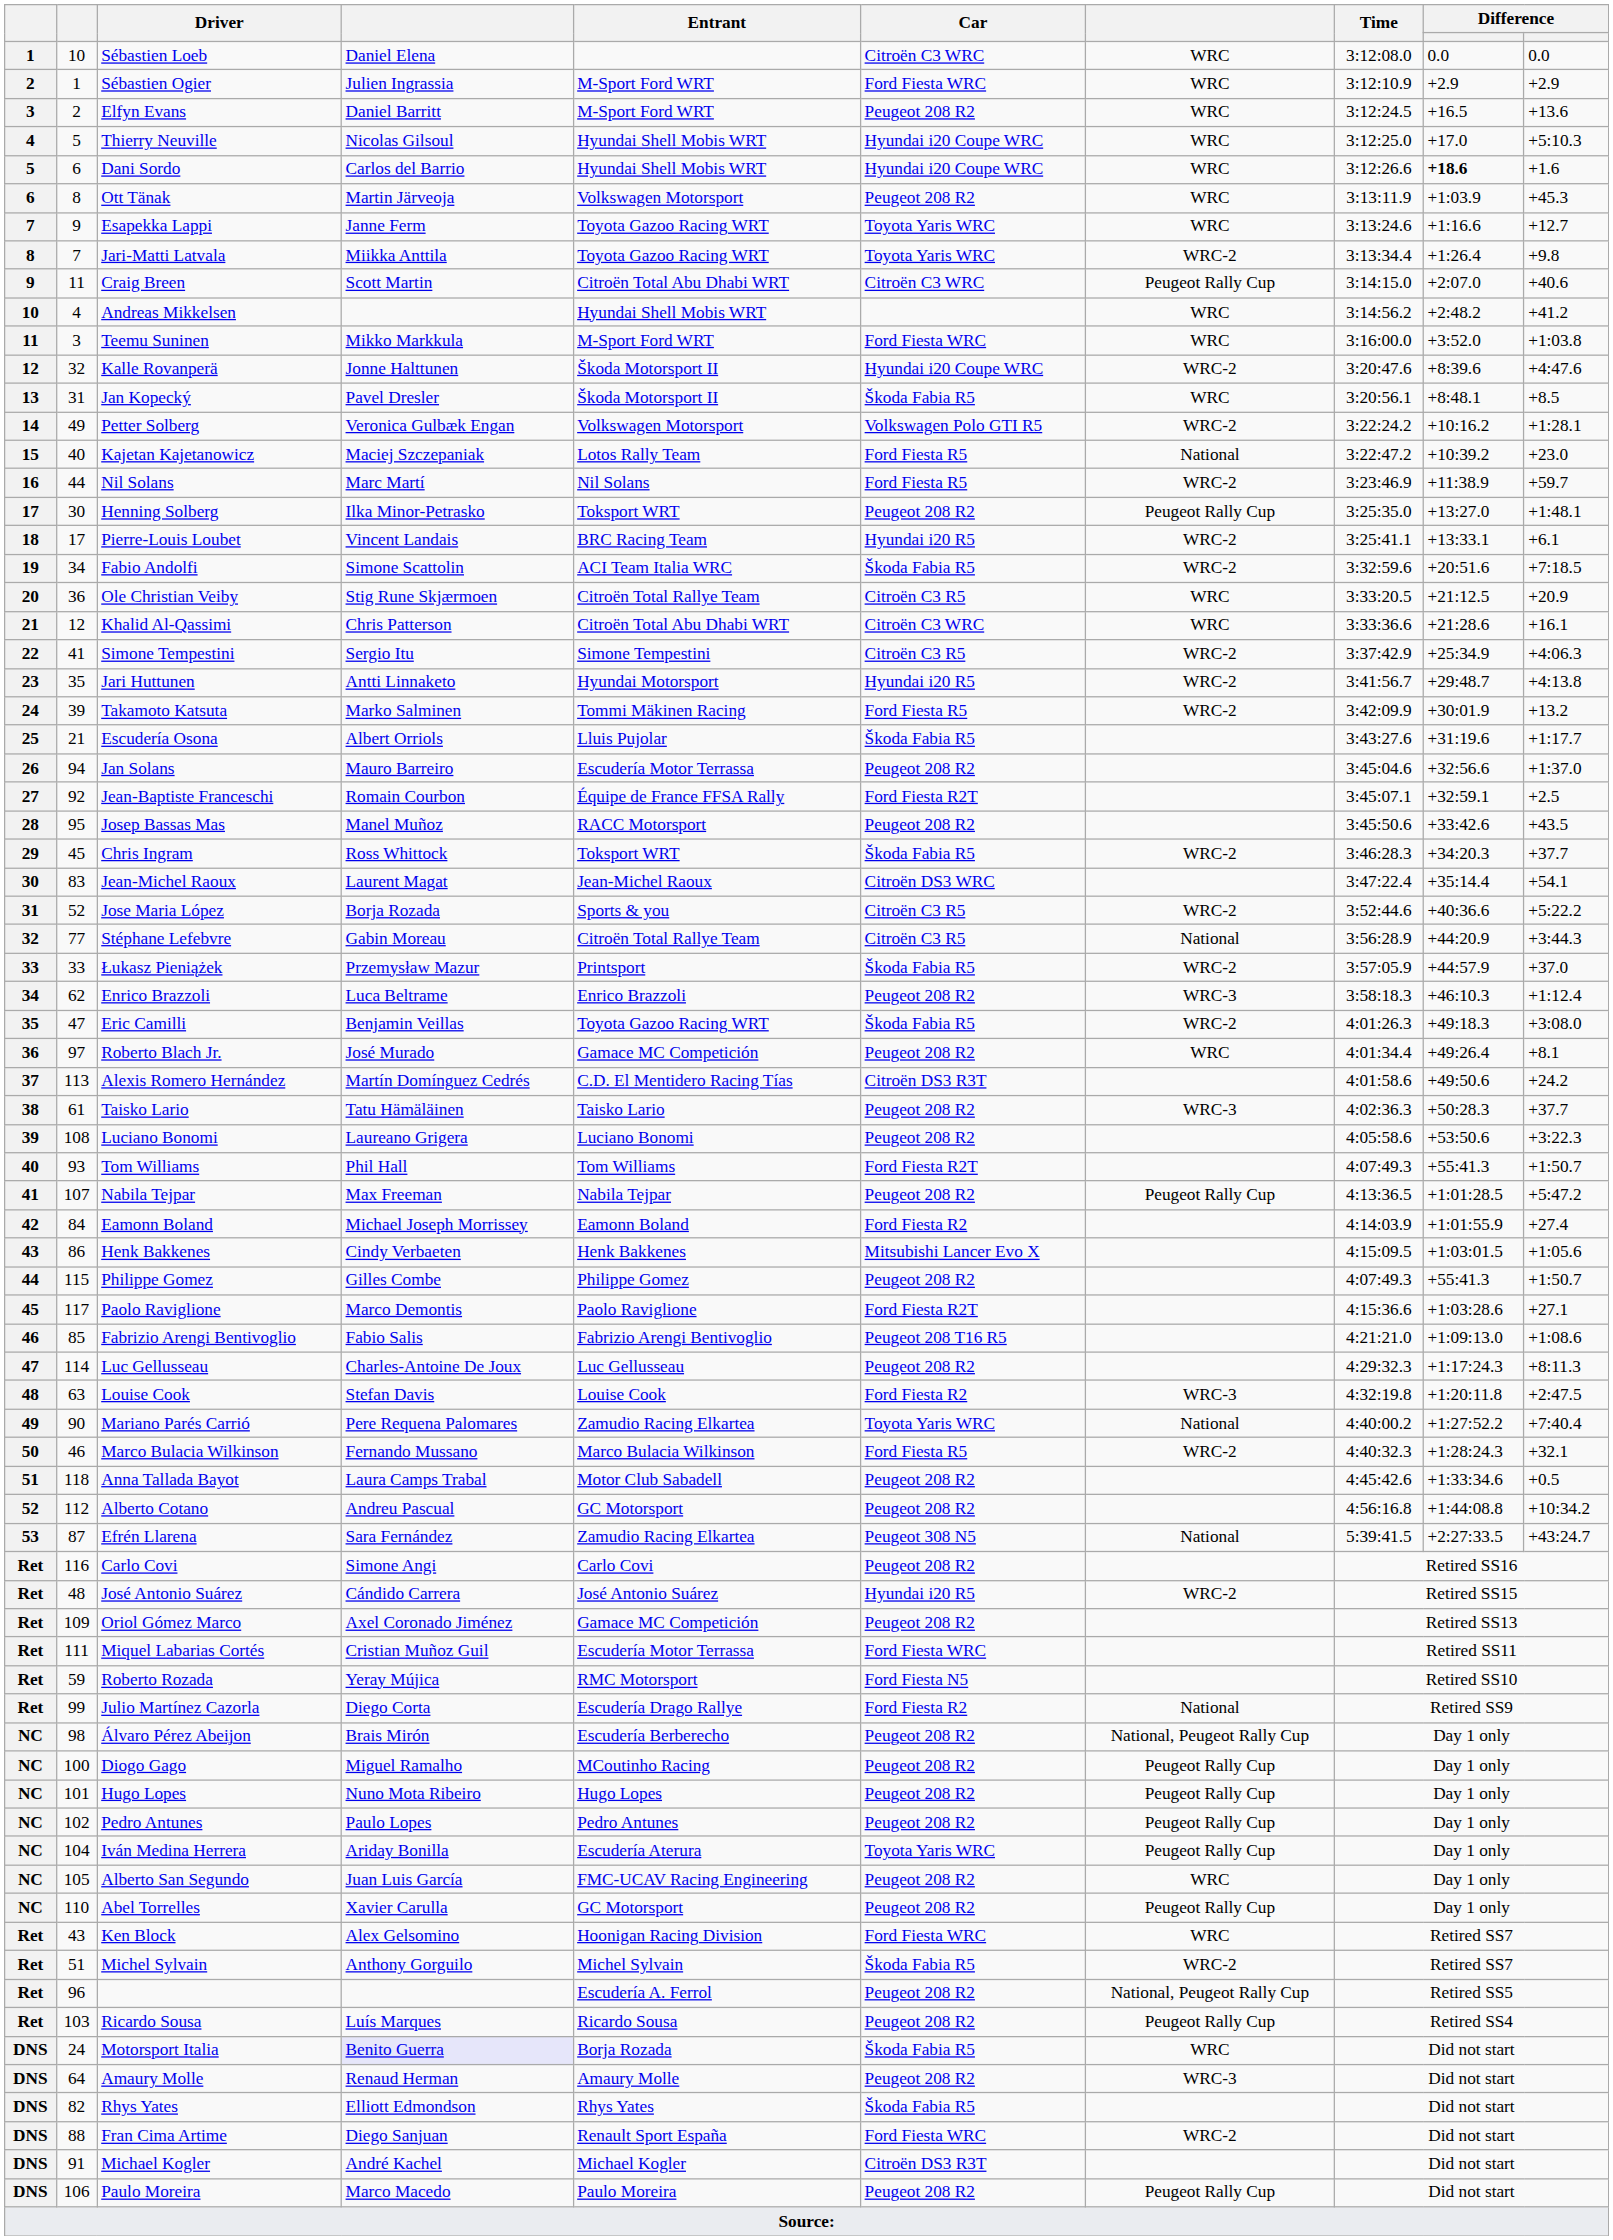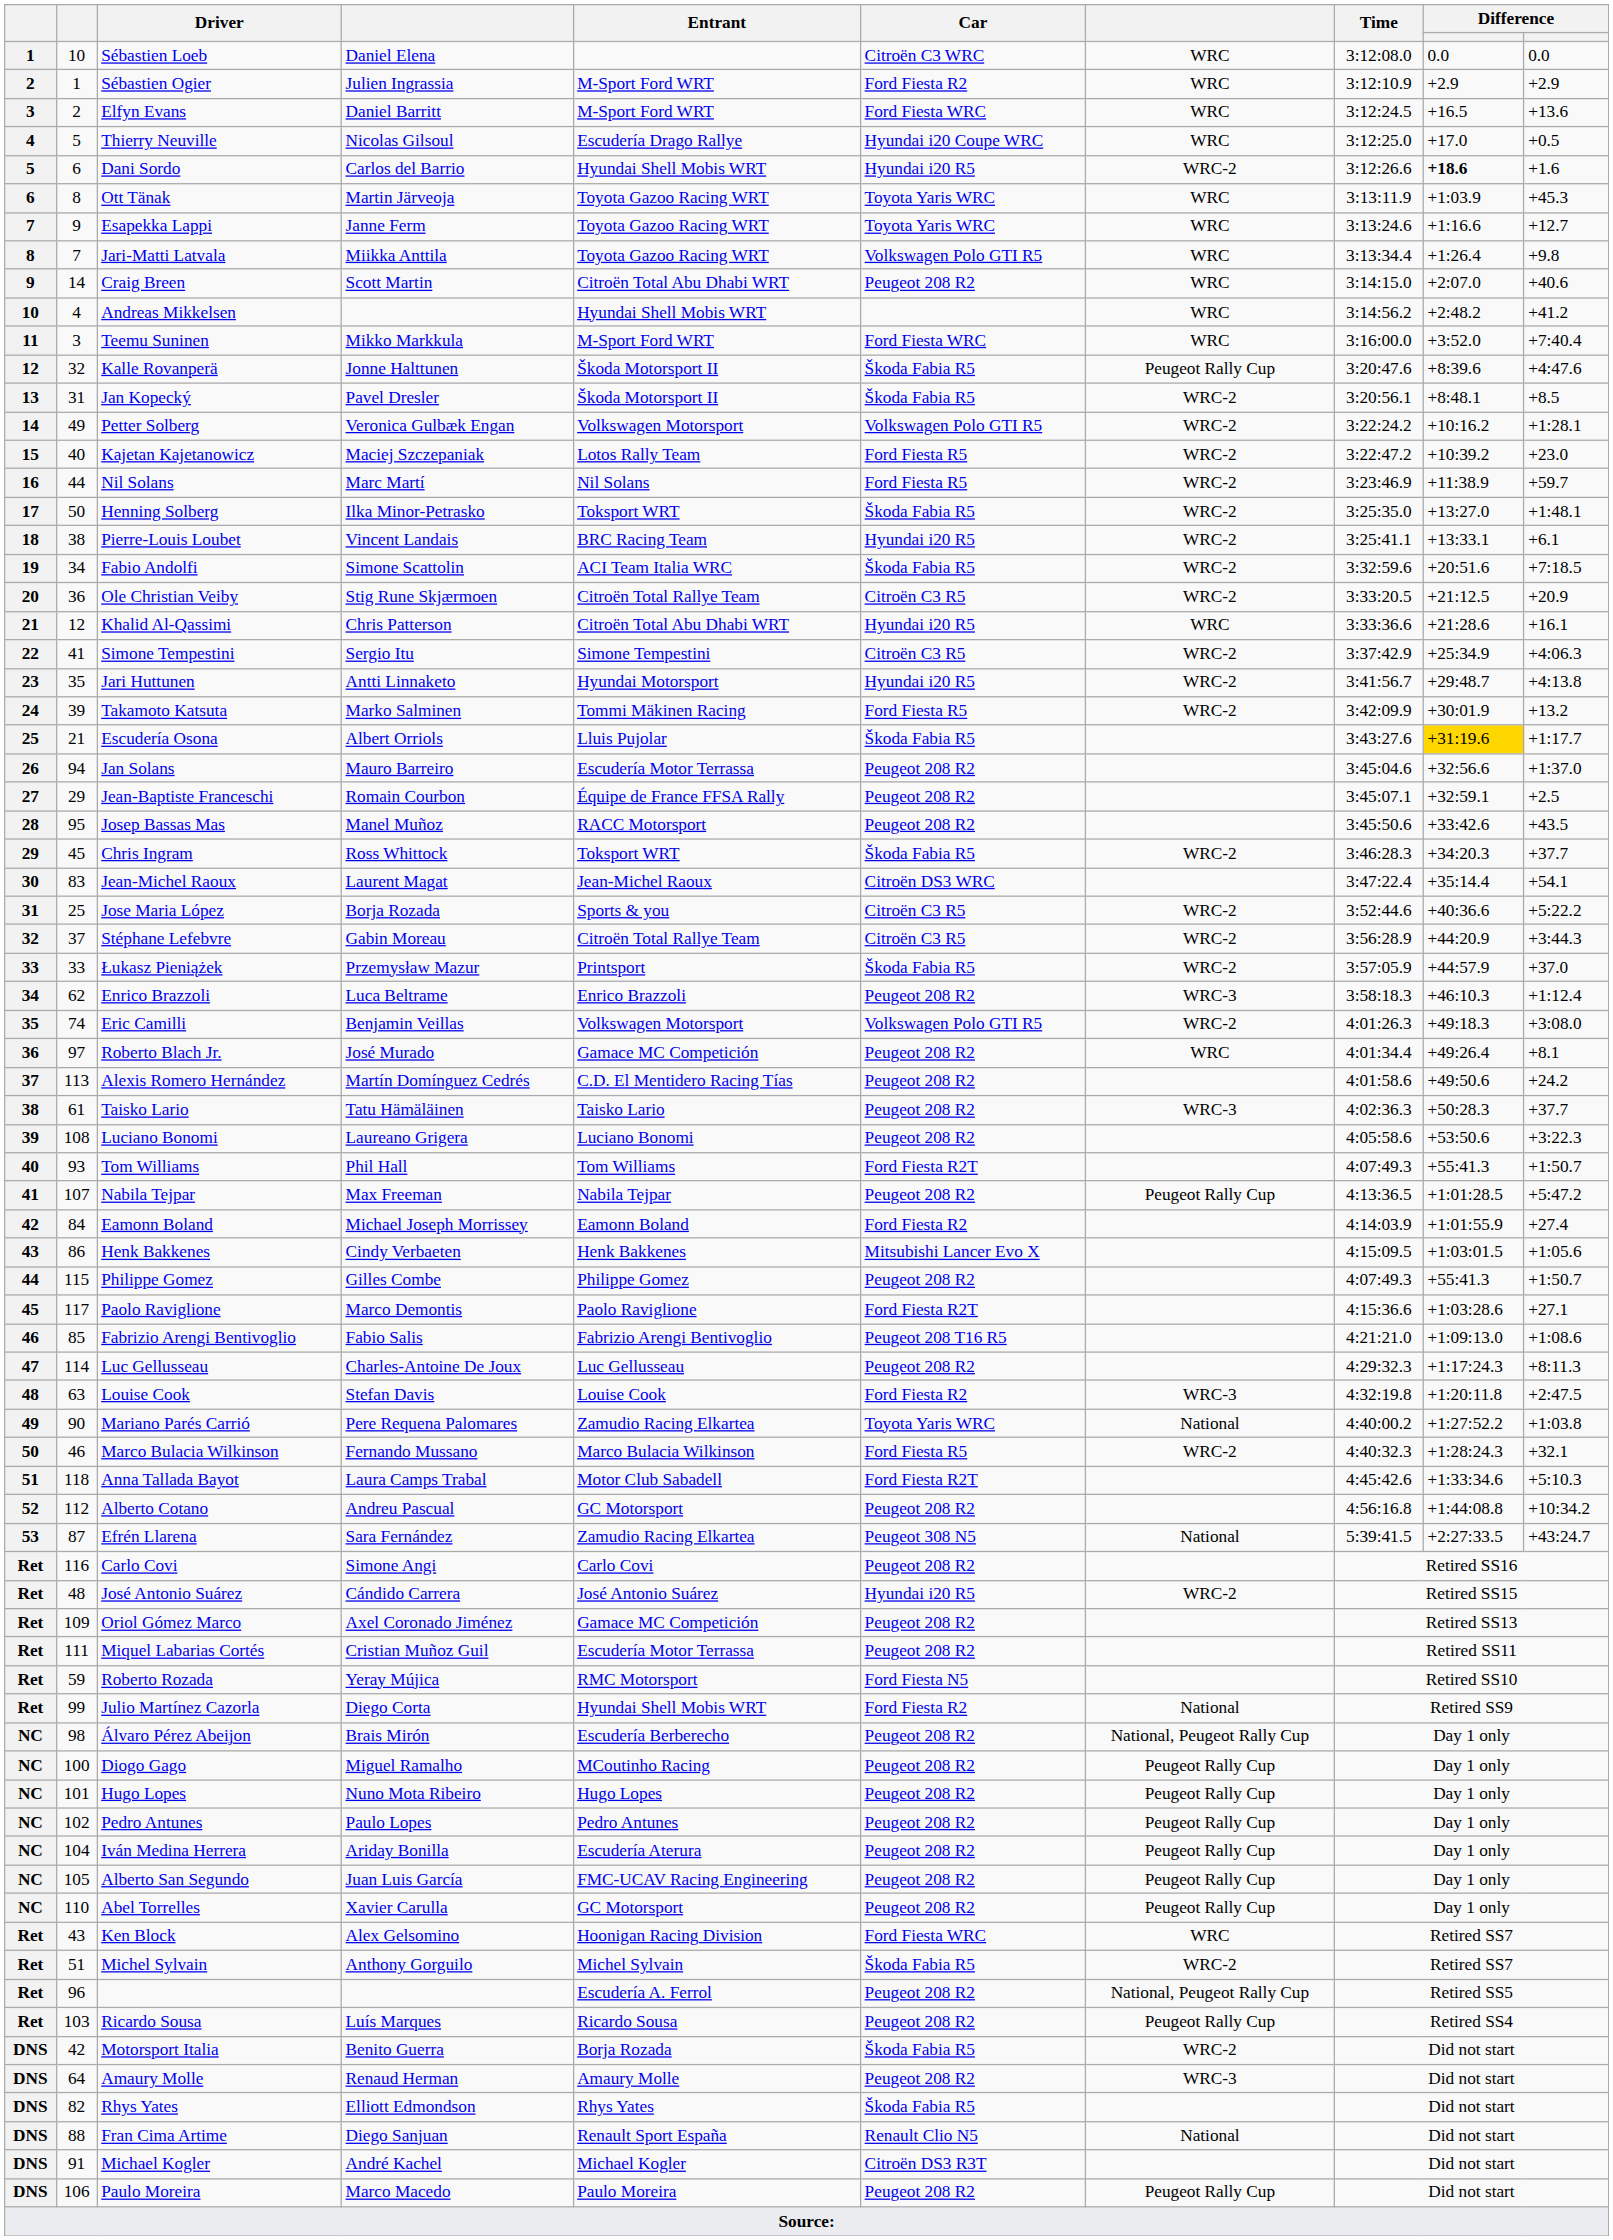(925, 83) Ford Fiesta WRC -> (916, 83) Ford Fiesta R2
(920, 112) Peugeot 208 R2 -> (925, 112) Ford Fiesta WRC
(672, 140) Hyundai Shell Mobis WRT -> (660, 140) Escudería Drago Rallye
(1555, 140) +5:10.3 -> (1544, 140) +0.5
(954, 168) Hyundai i20 Coupe WRC -> (920, 168) Hyundai i20 R5
(1210, 168) WRC -> (1210, 168) WRC-2
(660, 197) Volkswagen Motorsport -> (673, 197) Toyota Gazoo Racing WRT
(920, 197) Peugeot 208 R2 -> (930, 197) Toyota Yaris WRC
(930, 254) Toyota Yaris WRC -> (953, 254) Volkswagen Polo GTI R5
(1210, 254) WRC-2 -> (1210, 254) WRC
(77, 282) 11 -> (77, 282) 14
(924, 282) Citroën C3 WRC -> (920, 282) Peugeot 208 R2
(1210, 282) Peugeot Rally Cup -> (1210, 282) WRC
(1555, 339) +1:03.8 -> (1555, 339) +7:40.4
(954, 368) Hyundai i20 Coupe WRC -> (920, 368) Škoda Fabia R5
(1210, 368) WRC-2 -> (1210, 368) Peugeot Rally Cup
(1210, 396) WRC -> (1210, 396) WRC-2
(1210, 453) National -> (1210, 453) WRC-2
(77, 510) 30 -> (77, 510) 50
(920, 510) Peugeot 208 R2 -> (920, 510) Škoda Fabia R5
(1210, 510) Peugeot Rally Cup -> (1210, 510) WRC-2
(77, 539) 17 -> (77, 539) 38
(1210, 596) WRC -> (1210, 596) WRC-2
(924, 624) Citroën C3 WRC -> (920, 624) Hyundai i20 R5
(1458, 738) no background -> (1458, 738) gold background
(77, 795) 92 -> (77, 795) 29
(921, 795) Ford Fiesta R2T -> (920, 795) Peugeot 208 R2
(77, 909) 52 -> (77, 909) 25
(77, 938) 77 -> (77, 938) 37
(1210, 938) National -> (1210, 938) WRC-2
(77, 1023) 47 -> (77, 1023) 74
(673, 1023) Toyota Gazoo Racing WRT -> (660, 1023) Volkswagen Motorsport
(920, 1023) Škoda Fabia R5 -> (953, 1023) Volkswagen Polo GTI R5
(926, 1080) Citroën DS3 R3T -> (920, 1080) Peugeot 208 R2
(1555, 1422) +7:40.4 -> (1555, 1422) +1:03.8
(920, 1479) Peugeot 208 R2 -> (921, 1479) Ford Fiesta R2T
(1544, 1479) +0.5 -> (1555, 1479) +5:10.3
(925, 1650) Ford Fiesta WRC -> (920, 1650) Peugeot 208 R2
(660, 1707) Escudería Drago Rallye -> (672, 1707) Hyundai Shell Mobis WRT
(930, 1850) Toyota Yaris WRC -> (920, 1850) Peugeot 208 R2
(1210, 1878) WRC -> (1210, 1878) Peugeot Rally Cup
(77, 2049) 24 -> (77, 2049) 42
(395, 2049) lavender background -> (395, 2049) no background
(1210, 2049) WRC -> (1210, 2049) WRC-2
(925, 2135) Ford Fiesta WRC -> (921, 2135) Renault Clio N5
(1210, 2135) WRC-2 -> (1210, 2135) National
